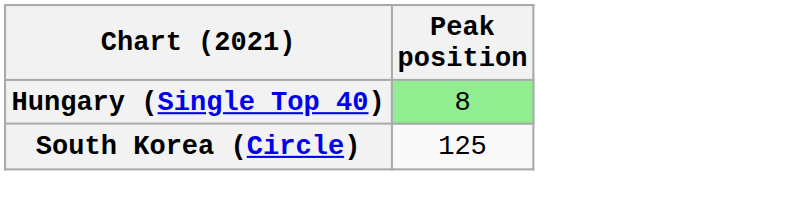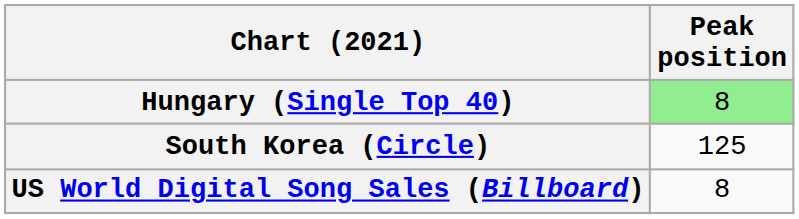+ row: (328, 190)
